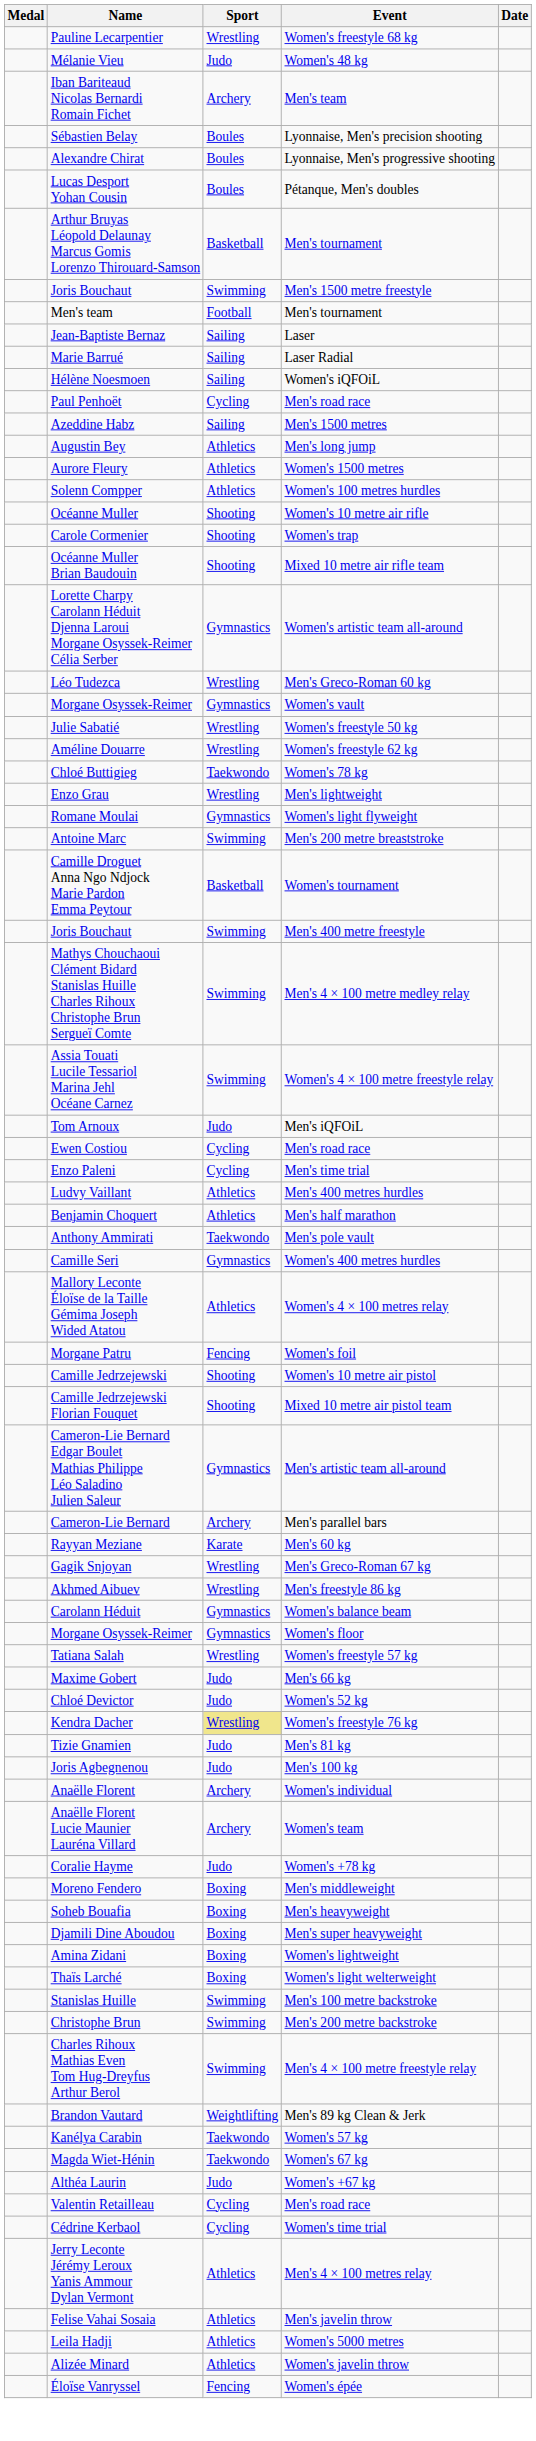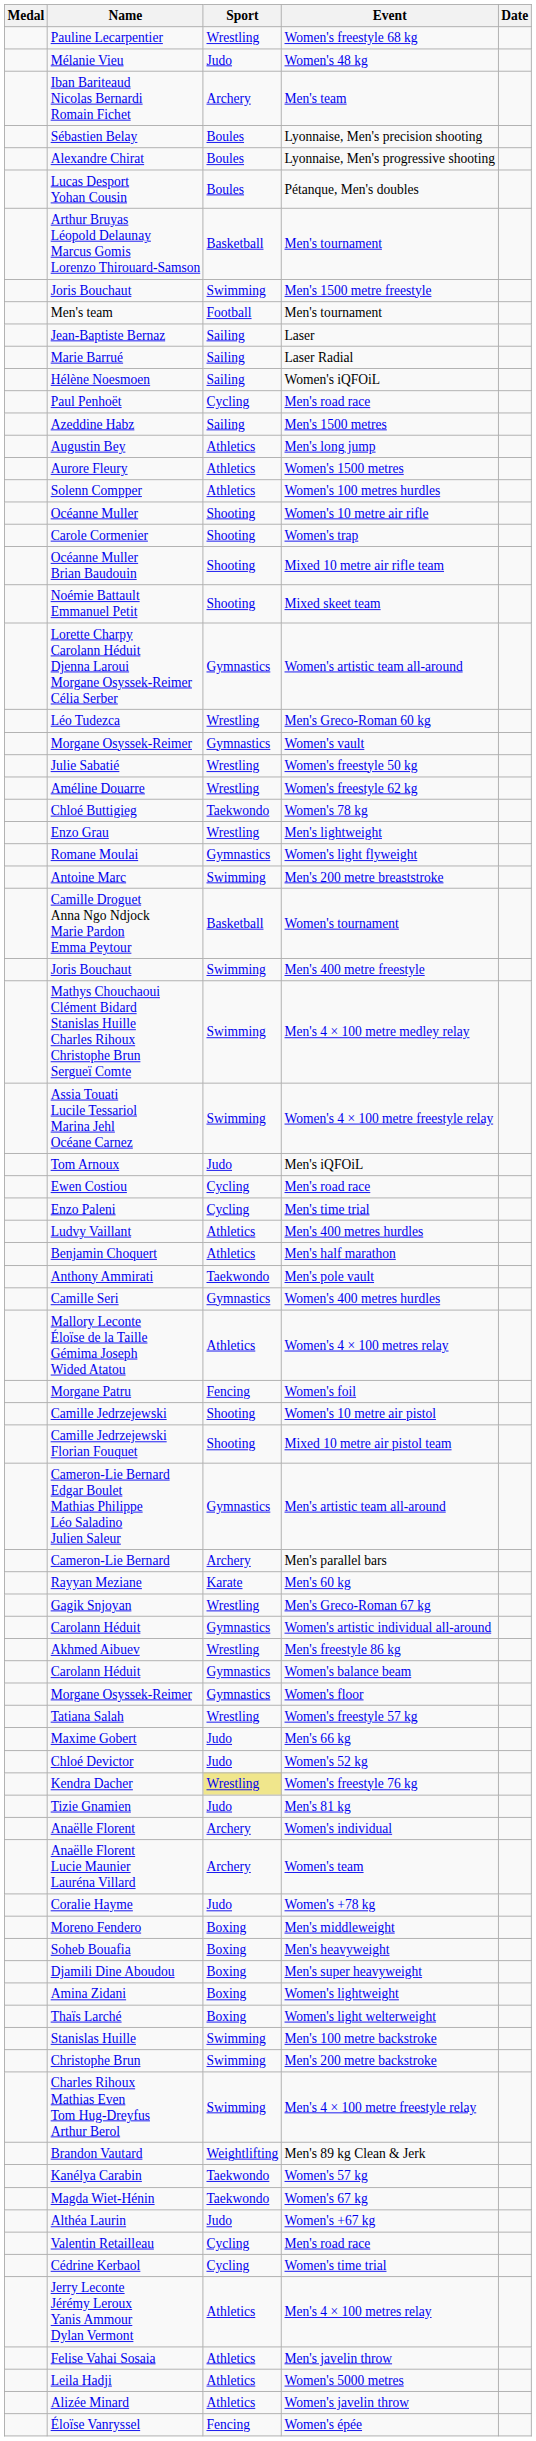+ row: (95, 604)
+ row: (96, 1627)
- row: (99, 1767)
